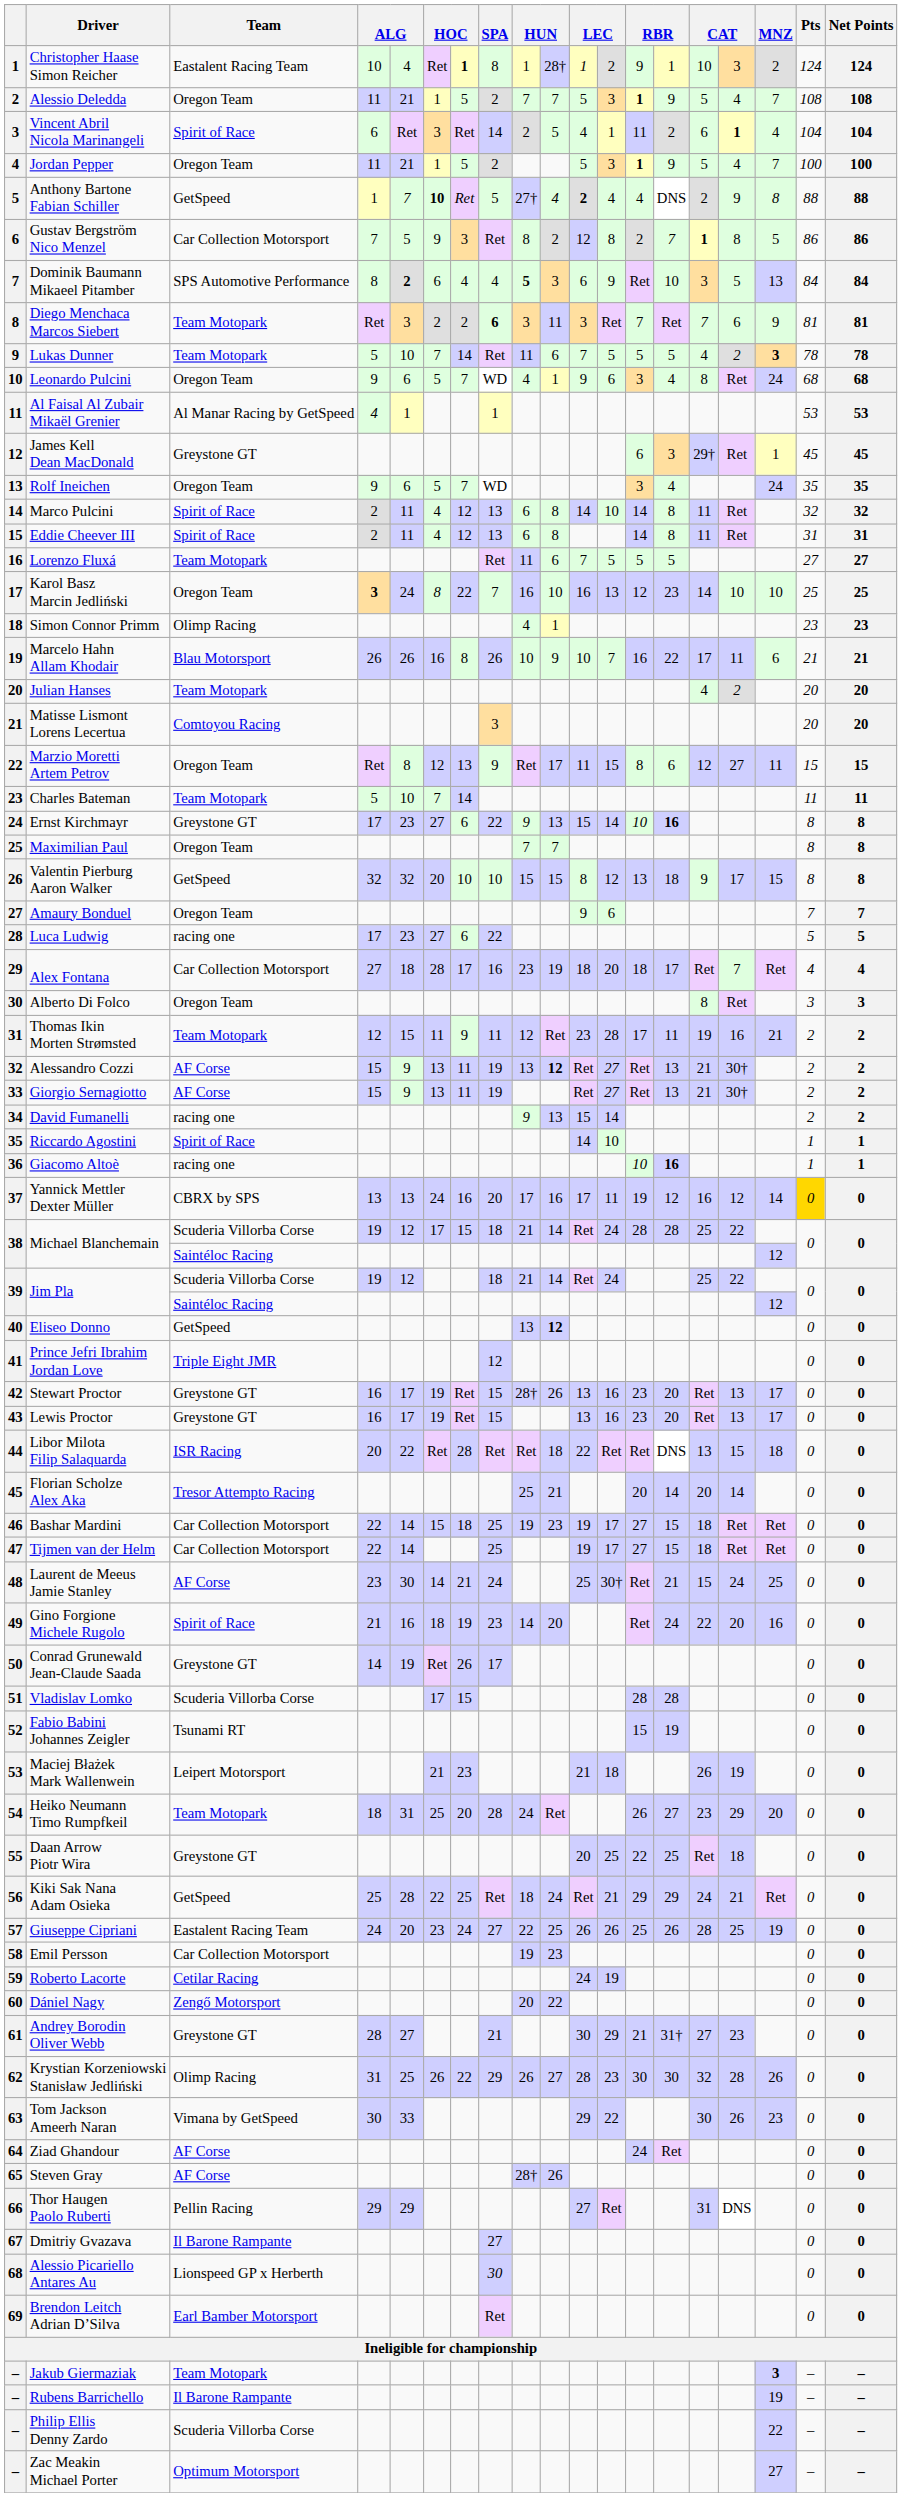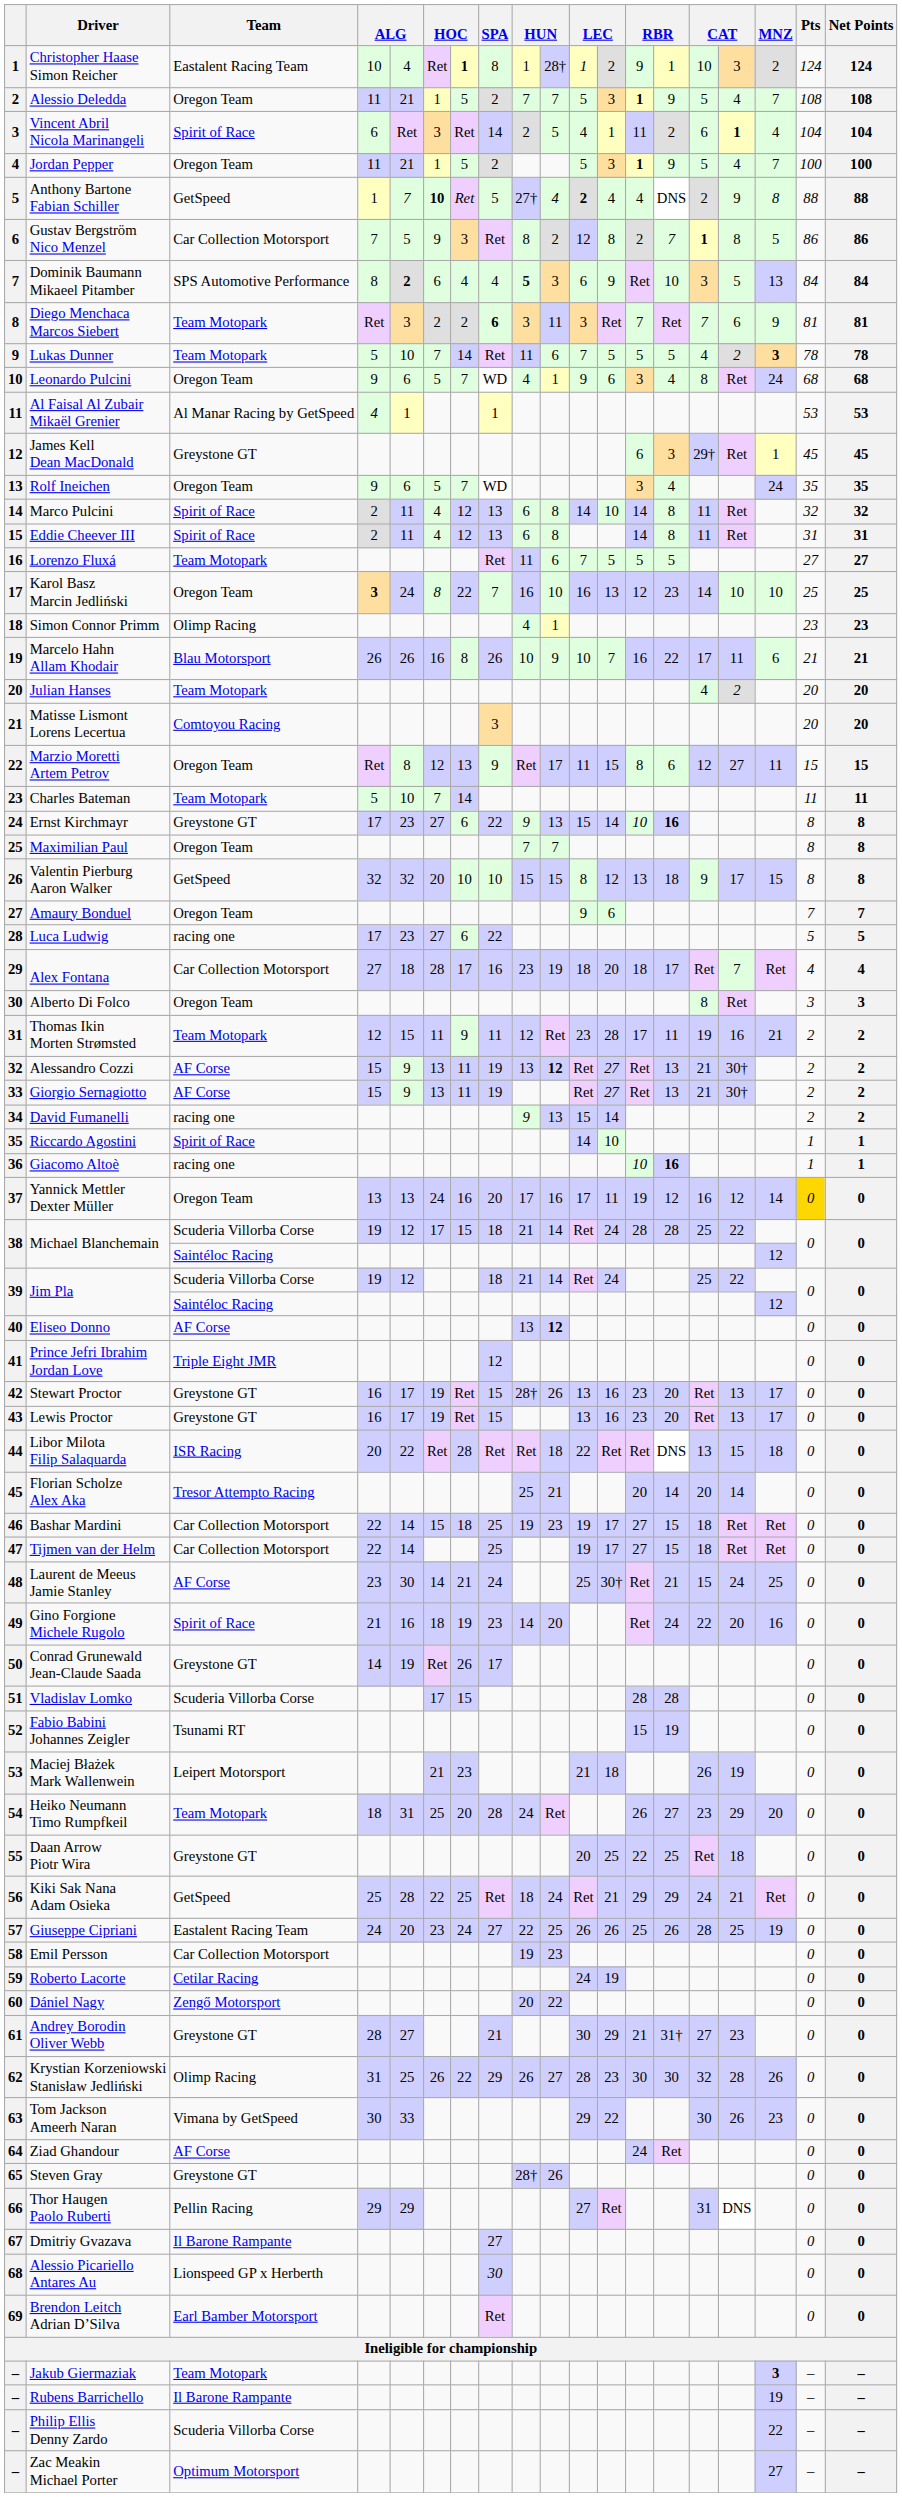(216, 1197) CBRX by SPS -> (213, 1197) Oregon Team
(202, 1327) GetSpeed -> (202, 1327) AF Corse
(202, 2175) AF Corse -> (215, 2175) Greystone GT
